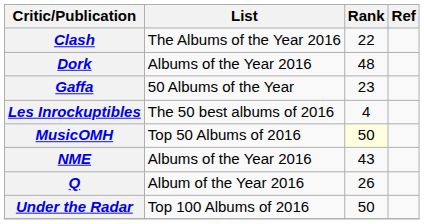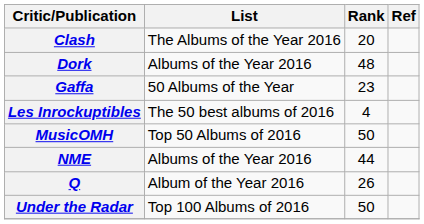(366, 40) 22 -> (366, 40) 20
(366, 135) lightyellow background -> (366, 135) no background
(366, 159) 43 -> (366, 159) 44
